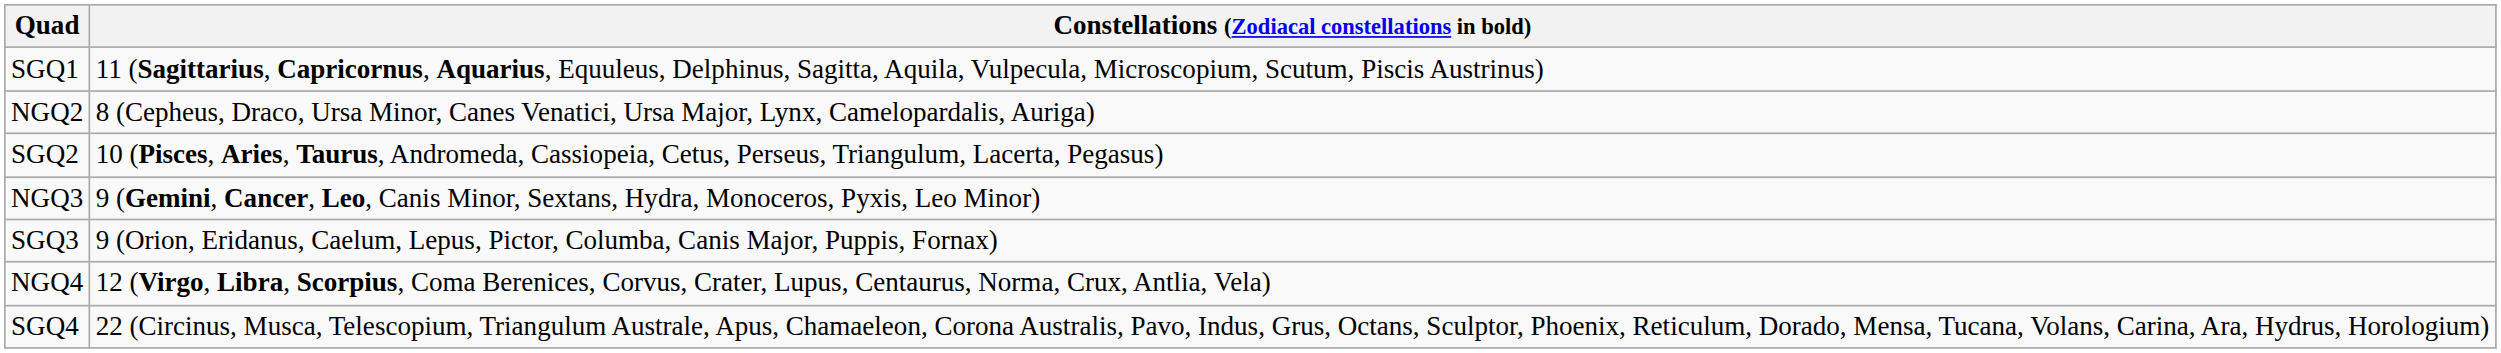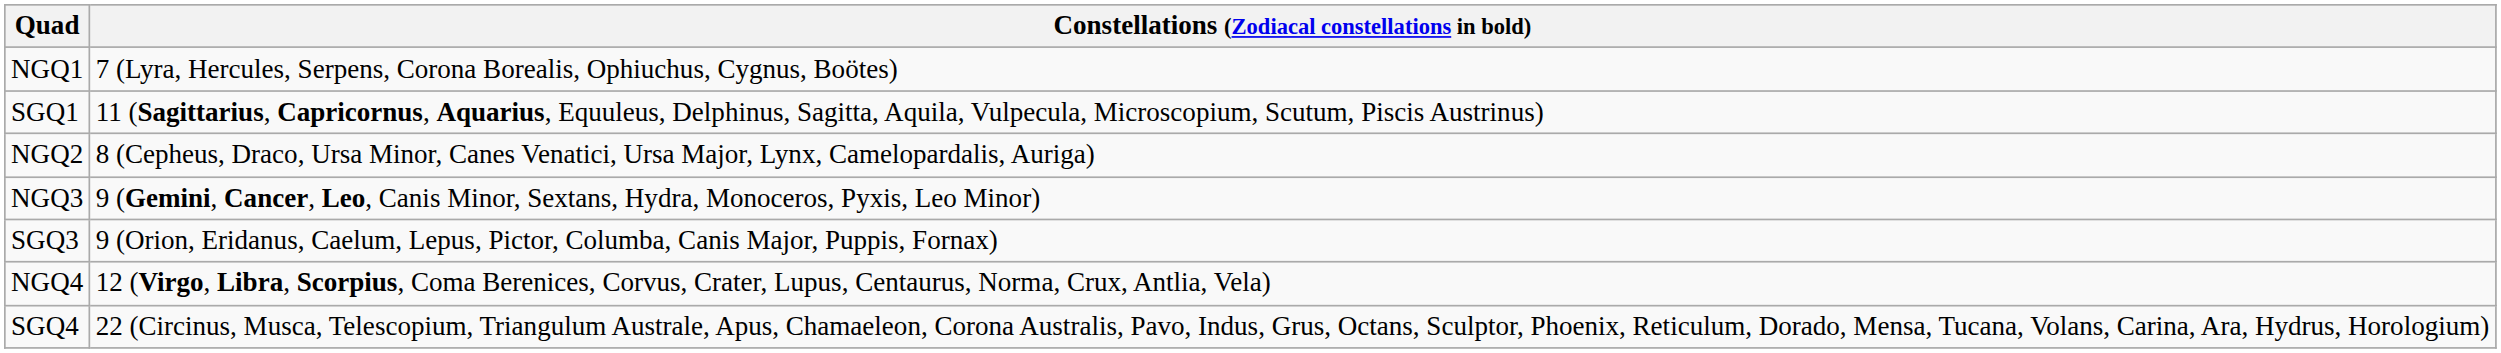+ row: (47, 68)
- row: (45, 154)
